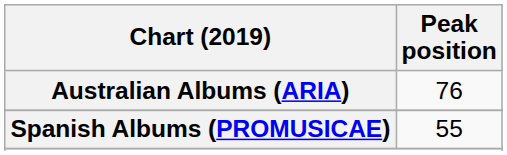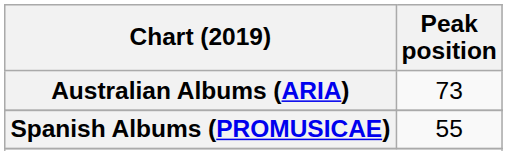(449, 90) 76 -> (449, 90) 73
